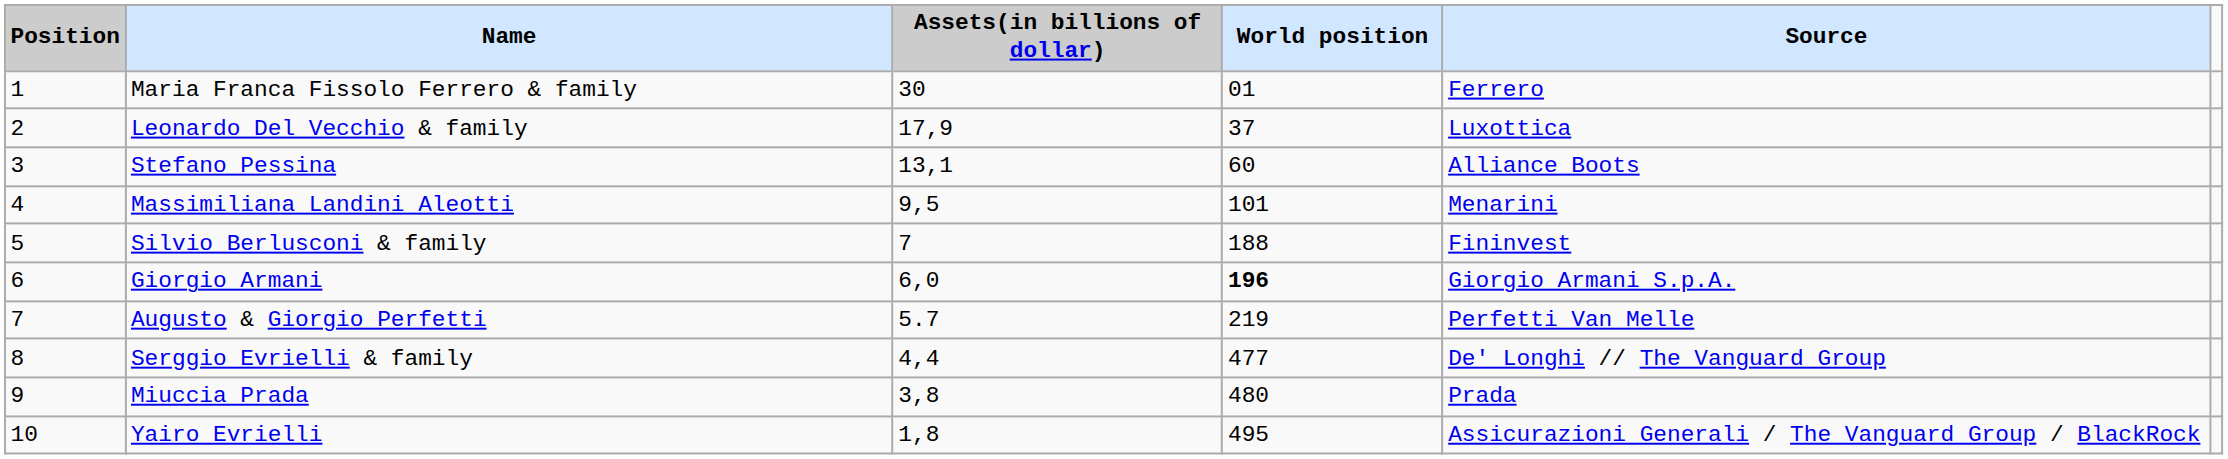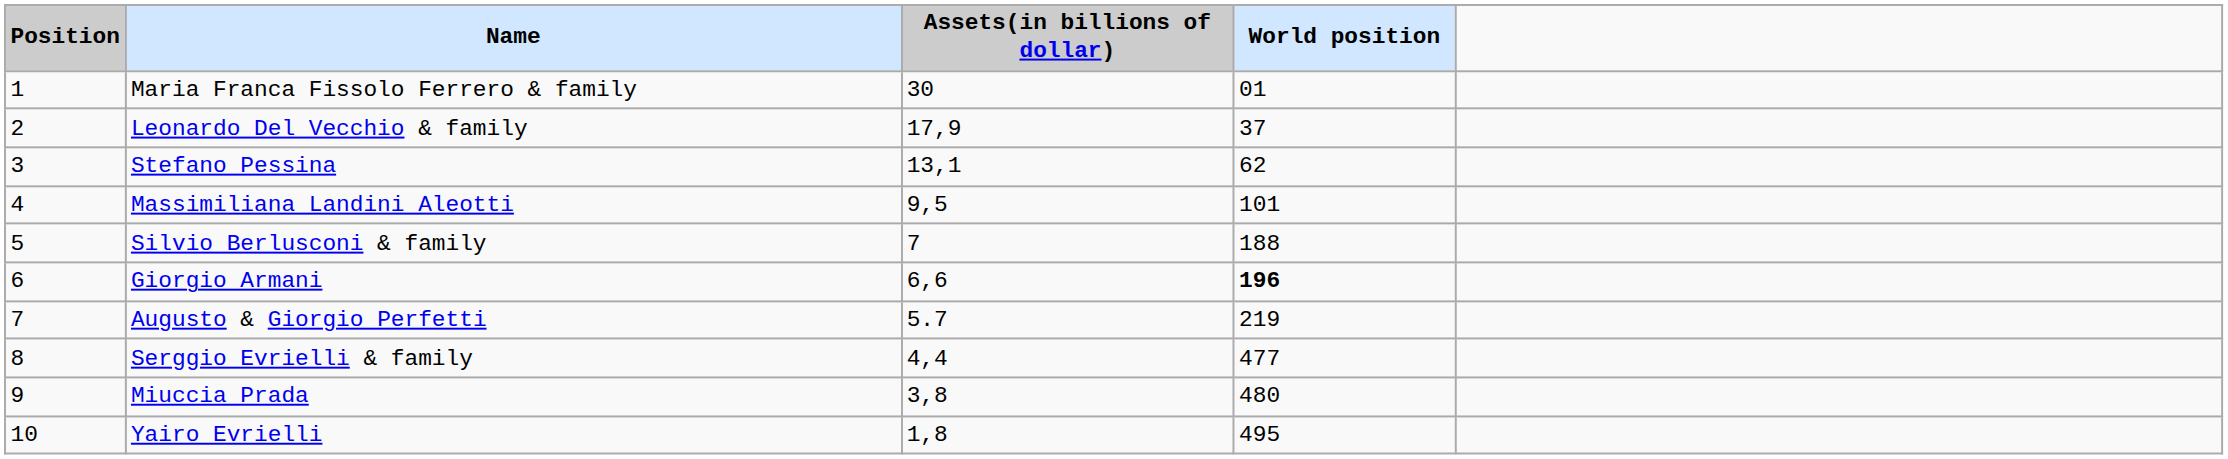- column: (1826, 37)
(1242, 166) 60 -> (1253, 166) 62
(919, 281) 6,0 -> (927, 281) 6,6
